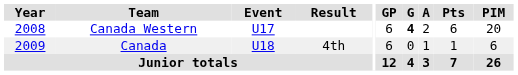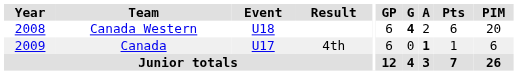(263, 29) U17 -> (263, 29) U18
(263, 46) U18 -> (263, 46) U17
(426, 46) normal -> (426, 46) bold
